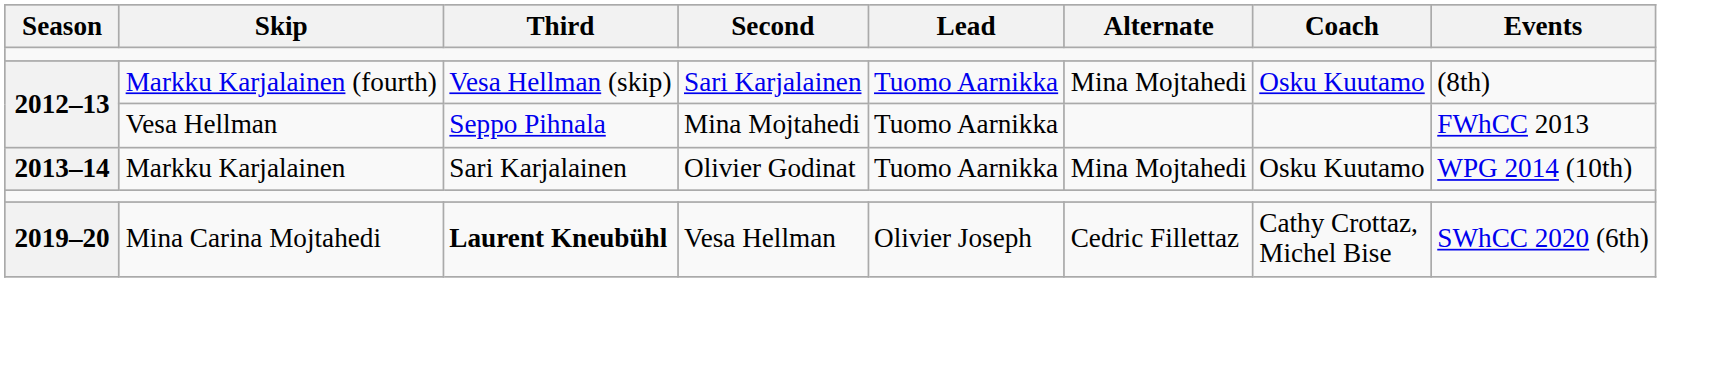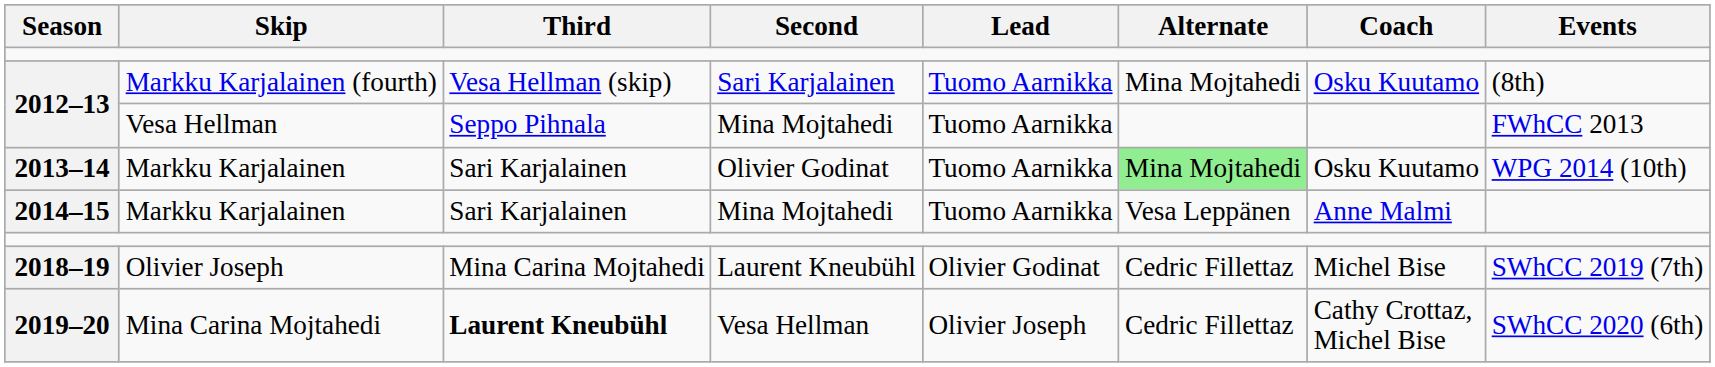(1159, 168) no background -> (1213, 168) lightgreen background
+ row: (62, 211)
+ row: (62, 266)
